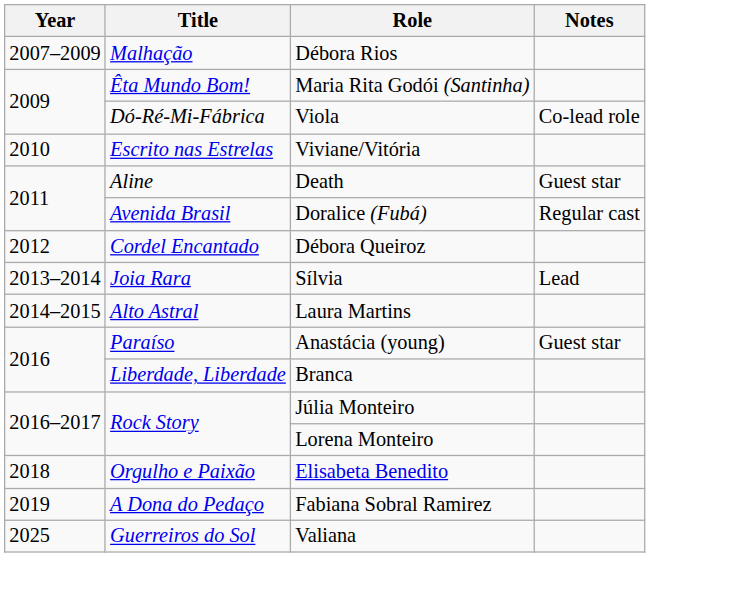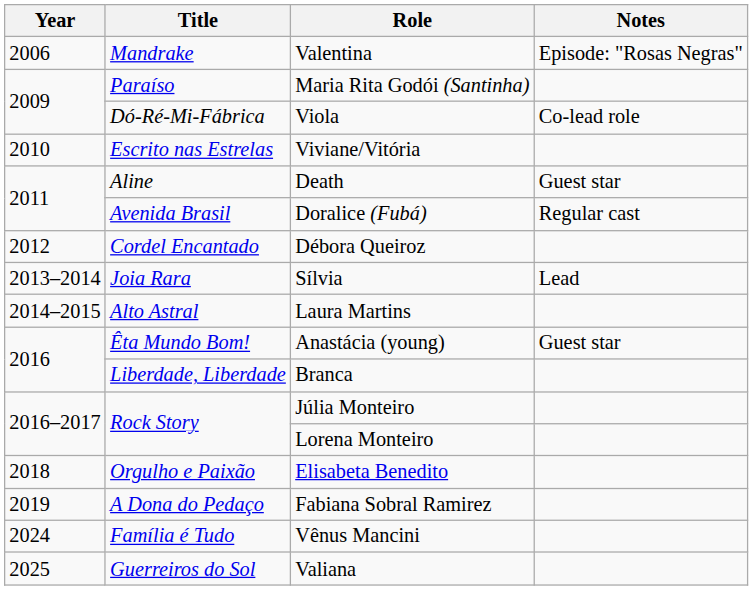+ row: (334, 52)
- row: (346, 52)
(180, 85) Êta Mundo Bom! -> (142, 85) Paraíso
(142, 342) Paraíso -> (180, 342) Êta Mundo Bom!
+ row: (358, 536)
